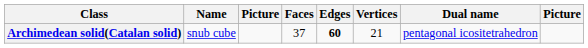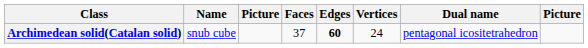(377, 33) 21 -> (377, 33) 24
